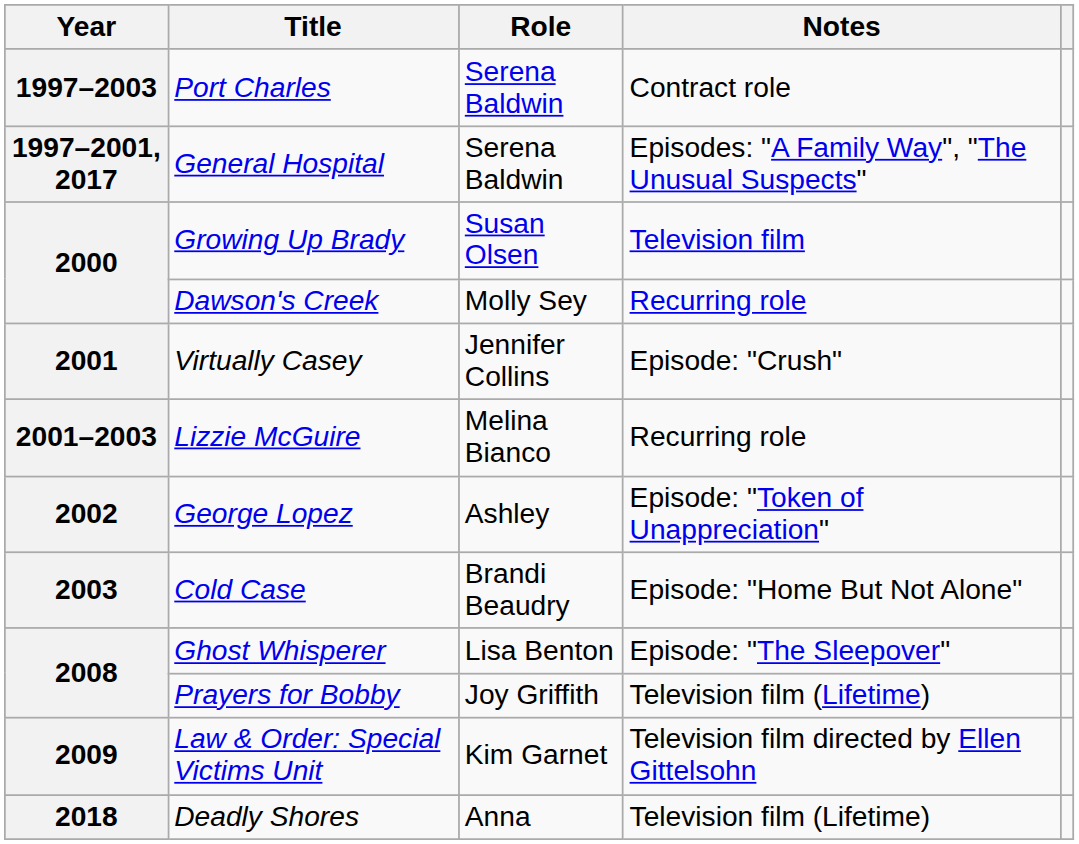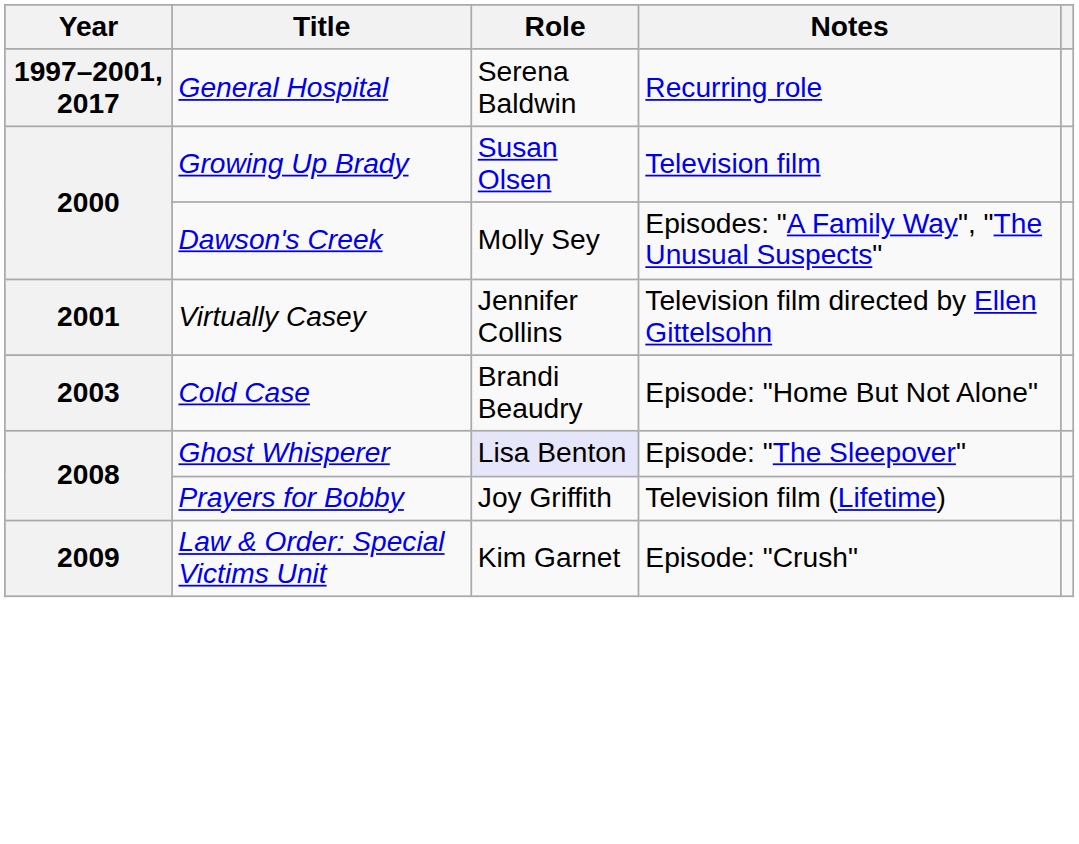- row: (253, 87)
(828, 163) Episodes: "A Family Way", "The Unusual Suspects" -> (734, 87) Recurring role
(718, 300) Recurring role -> (844, 240) Episodes: "A Family Way", "The Unusual Suspects"
(736, 361) Episode: "Crush" -> (841, 316) Television film directed by Ellen Gittelsohn
- row: (267, 437)
- row: (264, 513)
(539, 650) no background -> (552, 453) lavender background
(825, 755) Television film directed by Ellen Gittelsohn -> (752, 558) Episode: "Crush"
- row: (267, 816)
